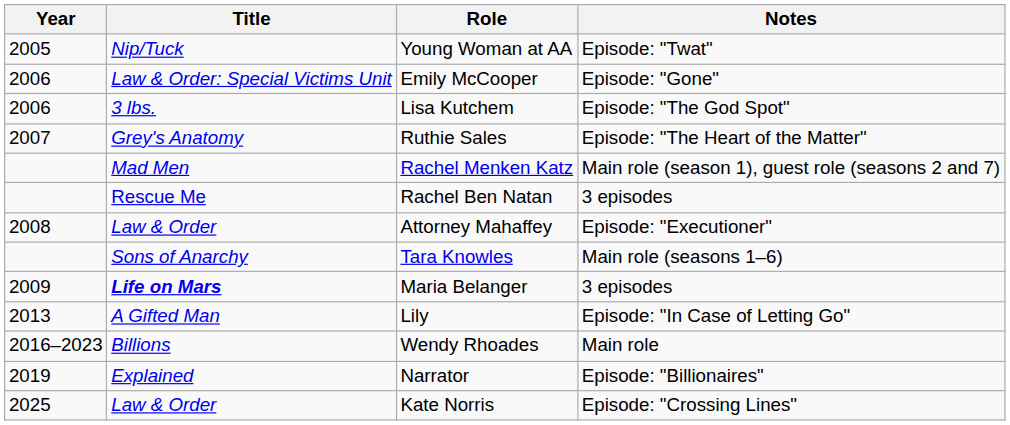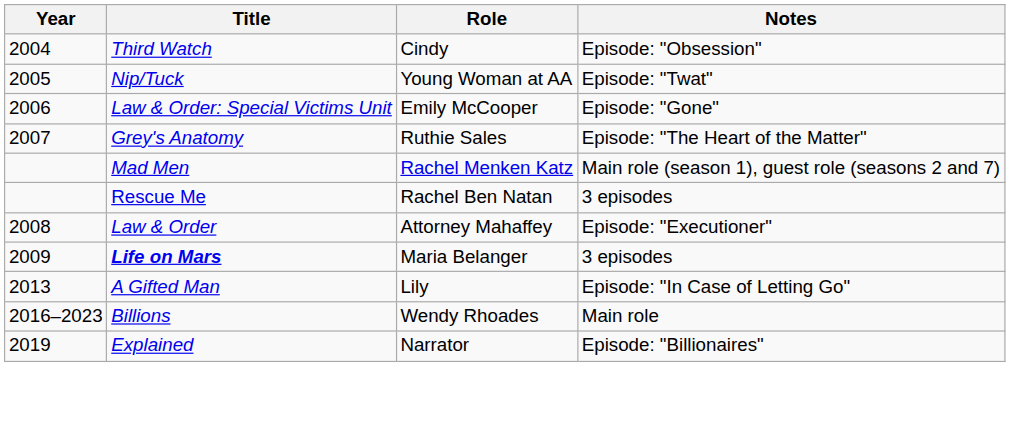+ row: (424, 49)
- row: (457, 108)
- row: (457, 256)
- row: (447, 405)
